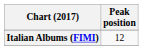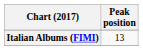(119, 38) 12 -> (119, 38) 13
